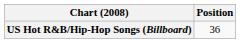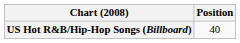(215, 30) 36 -> (215, 30) 40
